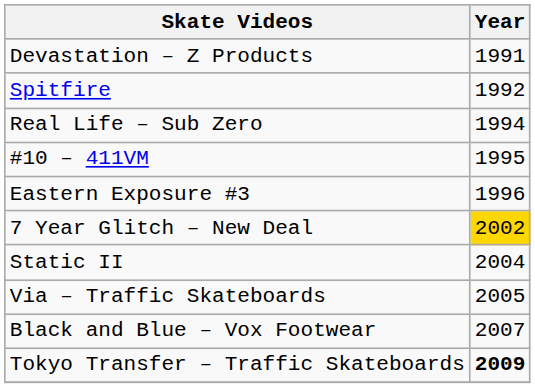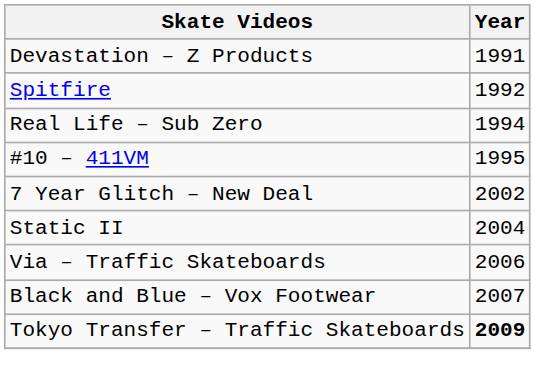- row: (130, 194)
(500, 228) gold background -> (500, 194) no background
(500, 297) 2005 -> (500, 262) 2006
